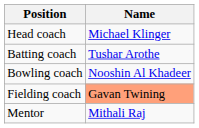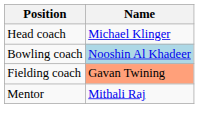- row: (42, 53)
(140, 73) no background -> (140, 53) lightblue background
